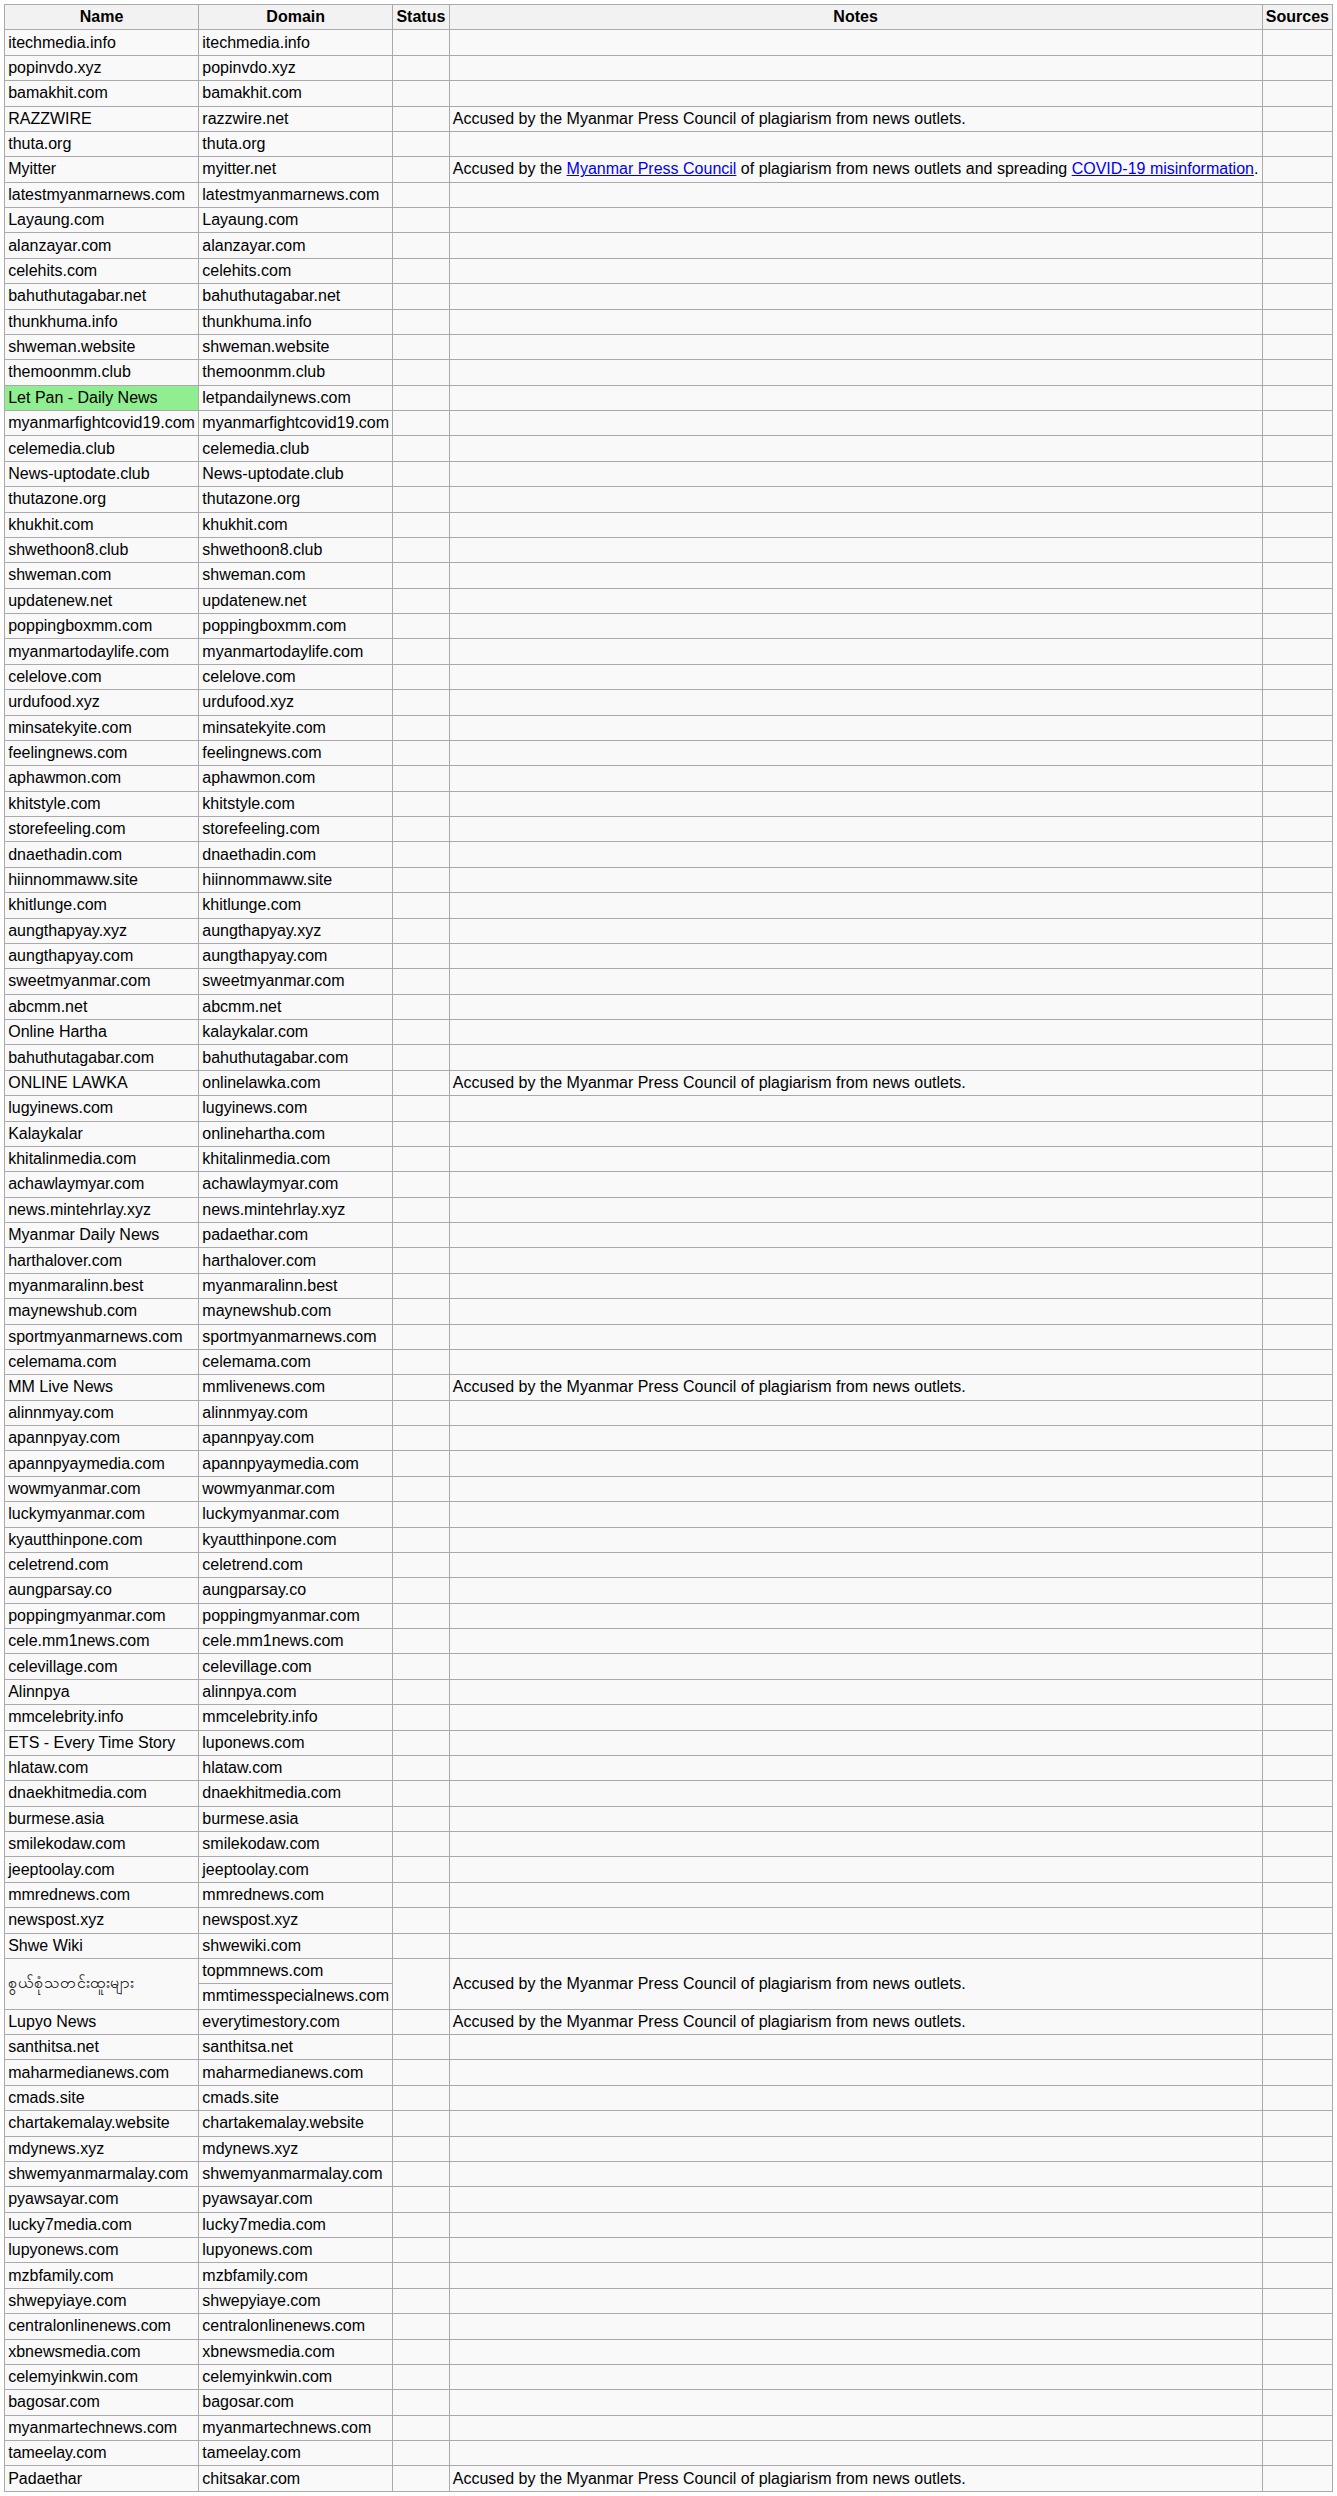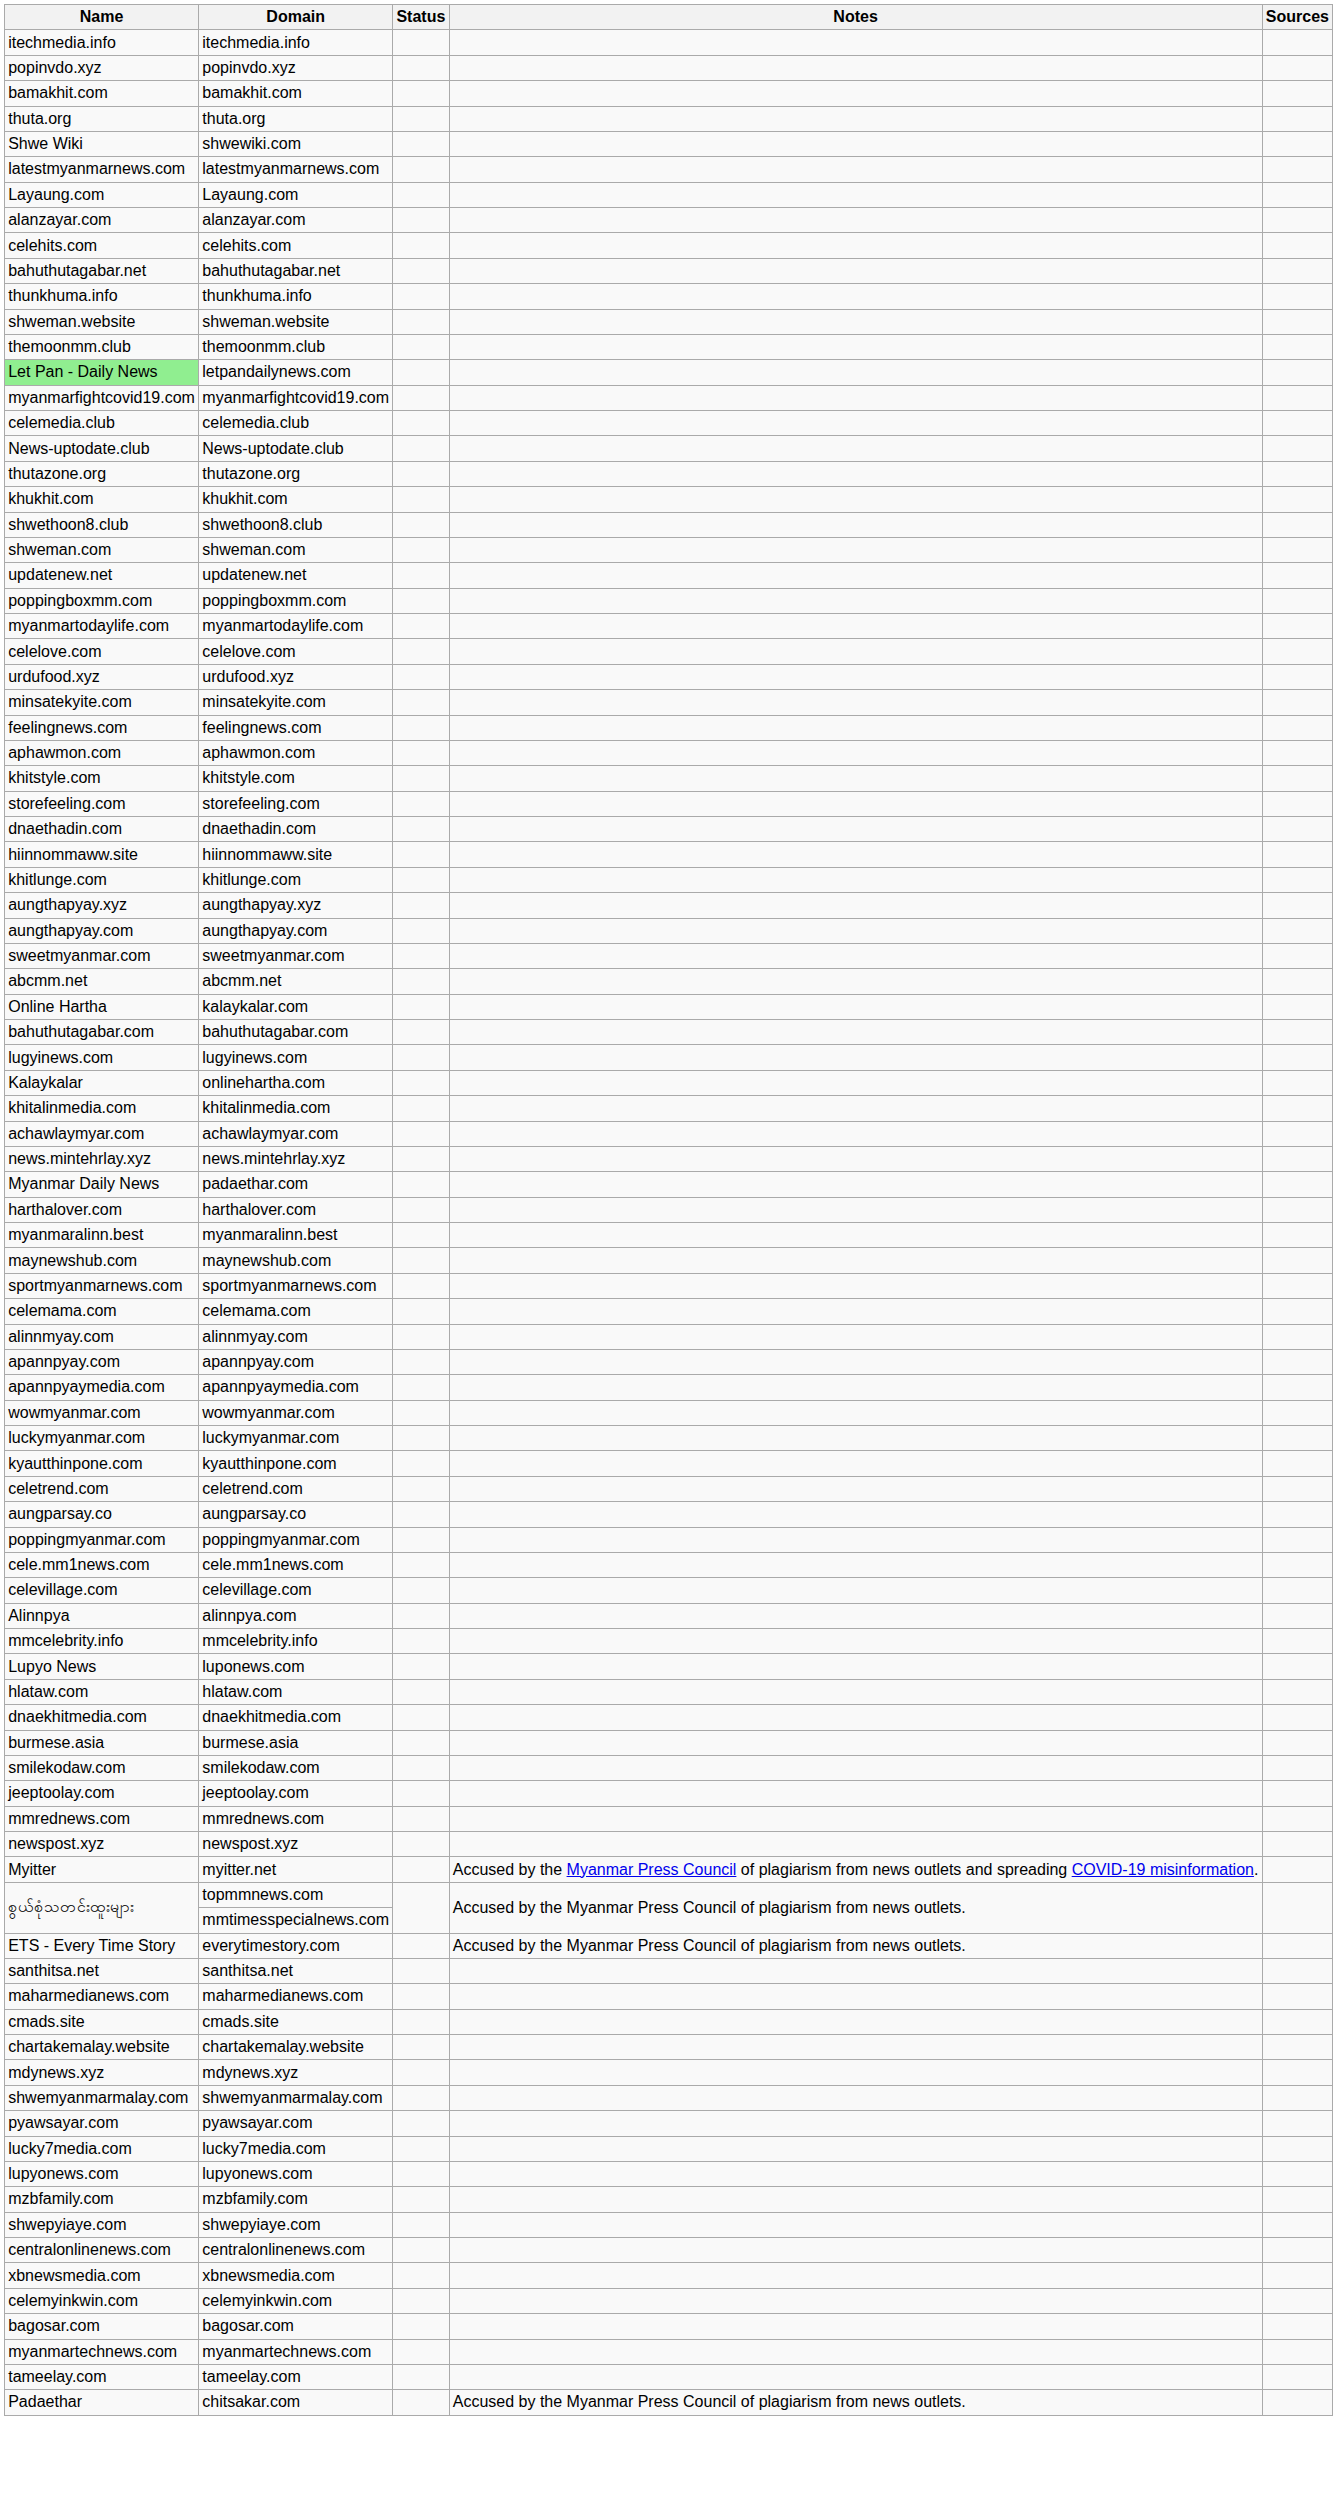- row: (245, 118)
rows swapped: (252, 1945) <-> (239, 169)
- row: (261, 1082)
- row: (264, 1387)
(92, 1742) ETS - Every Time Story -> (52, 1666) Lupyo News
(52, 2021) Lupyo News -> (92, 1945) ETS - Every Time Story
